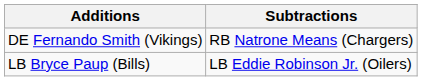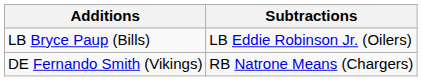rows swapped: (79, 64) <-> (105, 40)
